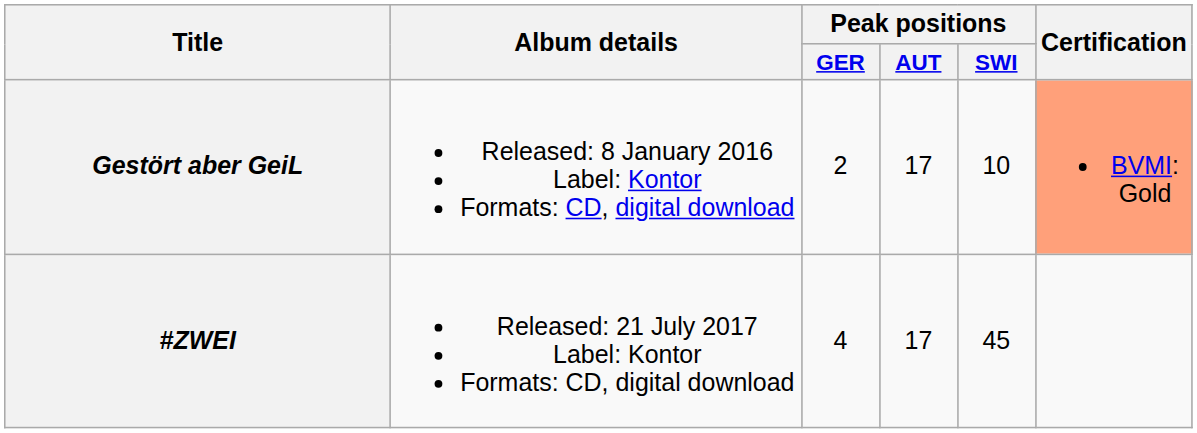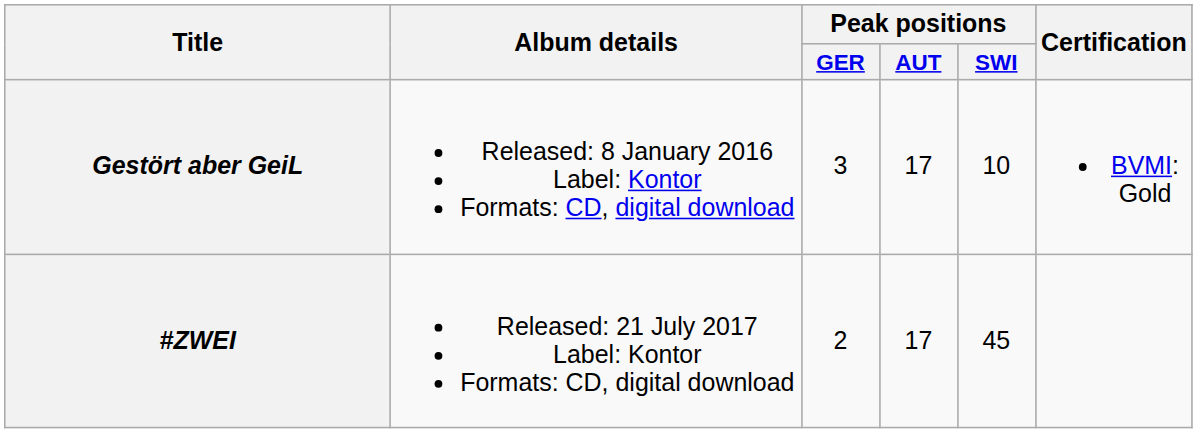(841, 166) 2 -> (841, 166) 3
(1114, 181) lightsalmon background -> (1114, 181) no background
(841, 340) 4 -> (841, 340) 2
